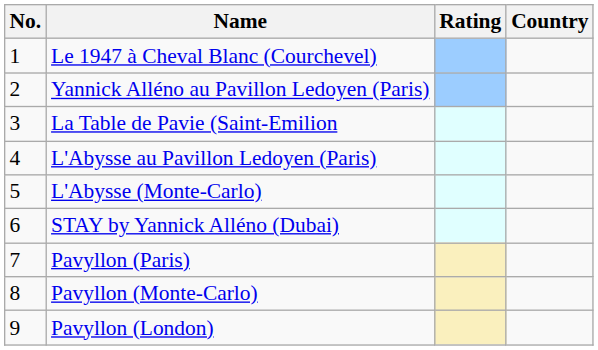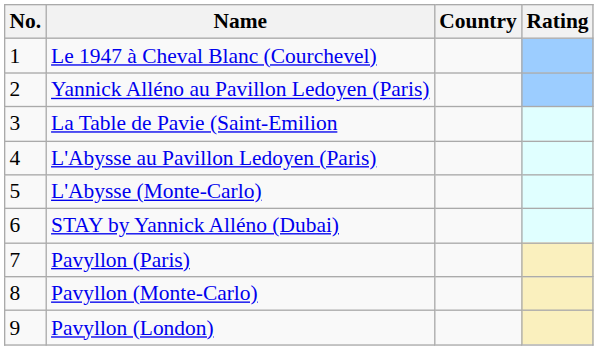columns swapped: (550, 21) <-> (470, 21)
